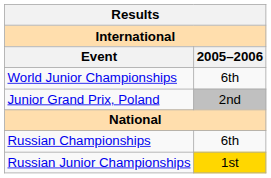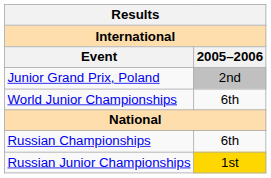rows swapped: (92, 78) <-> (84, 99)
